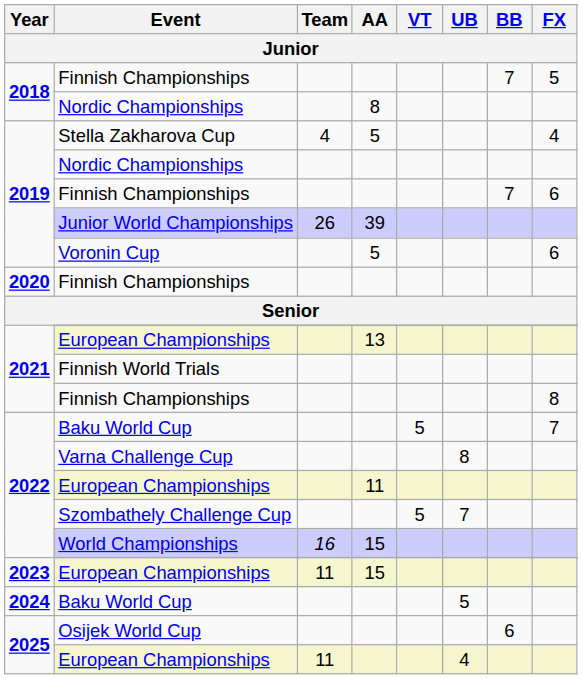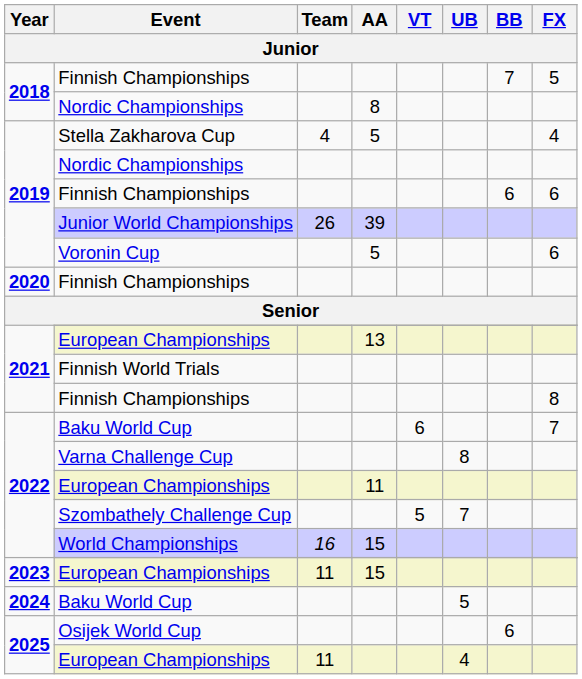(509, 194) 7 -> (509, 194) 6
(420, 427) 5 -> (420, 427) 6
